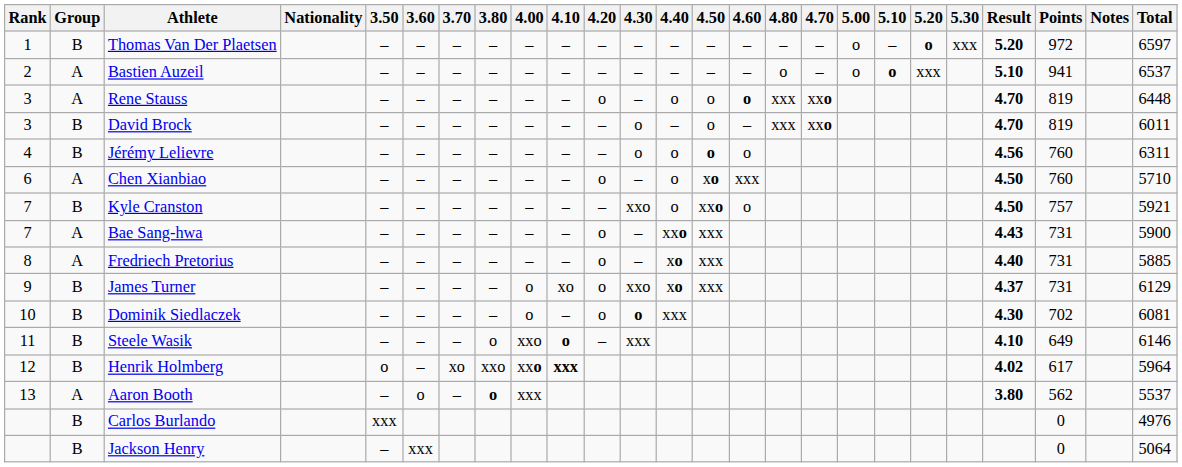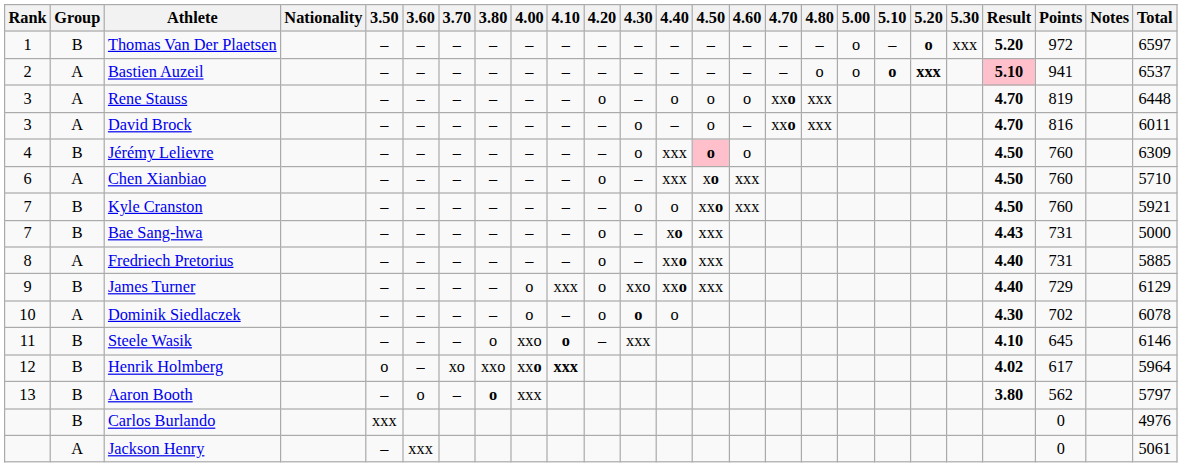columns swapped: (820, 17) <-> (783, 17)
(929, 71) normal -> (929, 71) bold
(1009, 71) no background -> (1009, 71) pink background
(747, 98) bold -> (747, 98) normal
(77, 125) B -> (77, 125) A
(1061, 125) 819 -> (1061, 125) 816
(675, 152) o -> (675, 152) xxx
(711, 152) no background -> (711, 152) pink background
(1009, 152) 4.56 -> (1009, 152) 4.50
(1155, 152) 6311 -> (1155, 152) 6309
(675, 179) o -> (675, 179) xxx
(638, 206) xxo -> (638, 206) o
(747, 206) o -> (747, 206) xxx
(1061, 206) 757 -> (1061, 206) 760
(77, 232) A -> (77, 232) B
(675, 232) xxo -> (675, 232) xo
(1155, 232) 5900 -> (1155, 232) 5000
(675, 259) xo -> (675, 259) xxo
(566, 286) xo -> (566, 286) xxx
(675, 286) xo -> (675, 286) xxo
(1009, 286) 4.37 -> (1009, 286) 4.40
(1061, 286) 731 -> (1061, 286) 729
(77, 313) B -> (77, 313) A
(675, 313) xxx -> (675, 313) o
(1155, 313) 6081 -> (1155, 313) 6078
(1061, 340) 649 -> (1061, 340) 645
(77, 394) A -> (77, 394) B
(1155, 394) 5537 -> (1155, 394) 5797
(77, 448) B -> (77, 448) A
(1155, 448) 5064 -> (1155, 448) 5061
